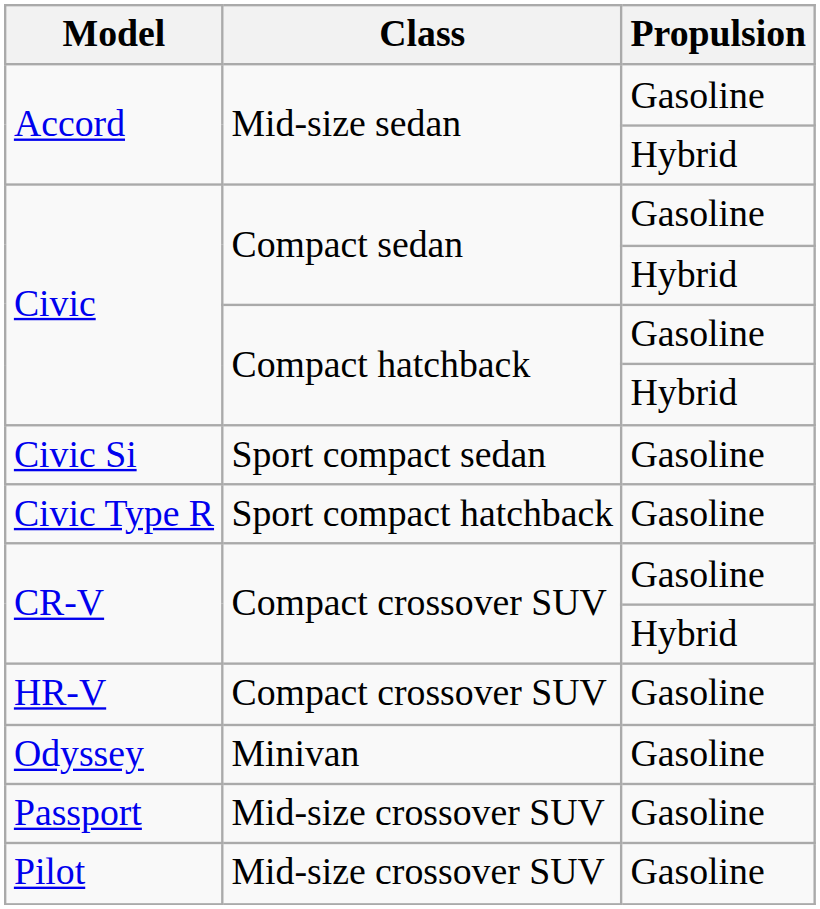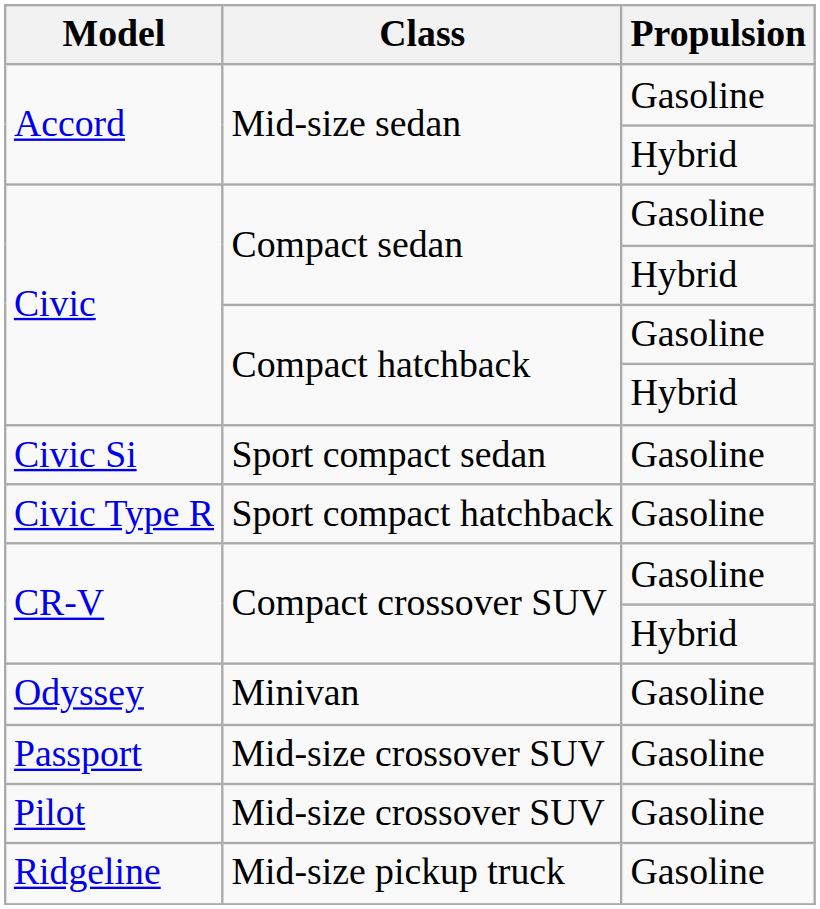- row: (60, 693)
+ row: (87, 872)
